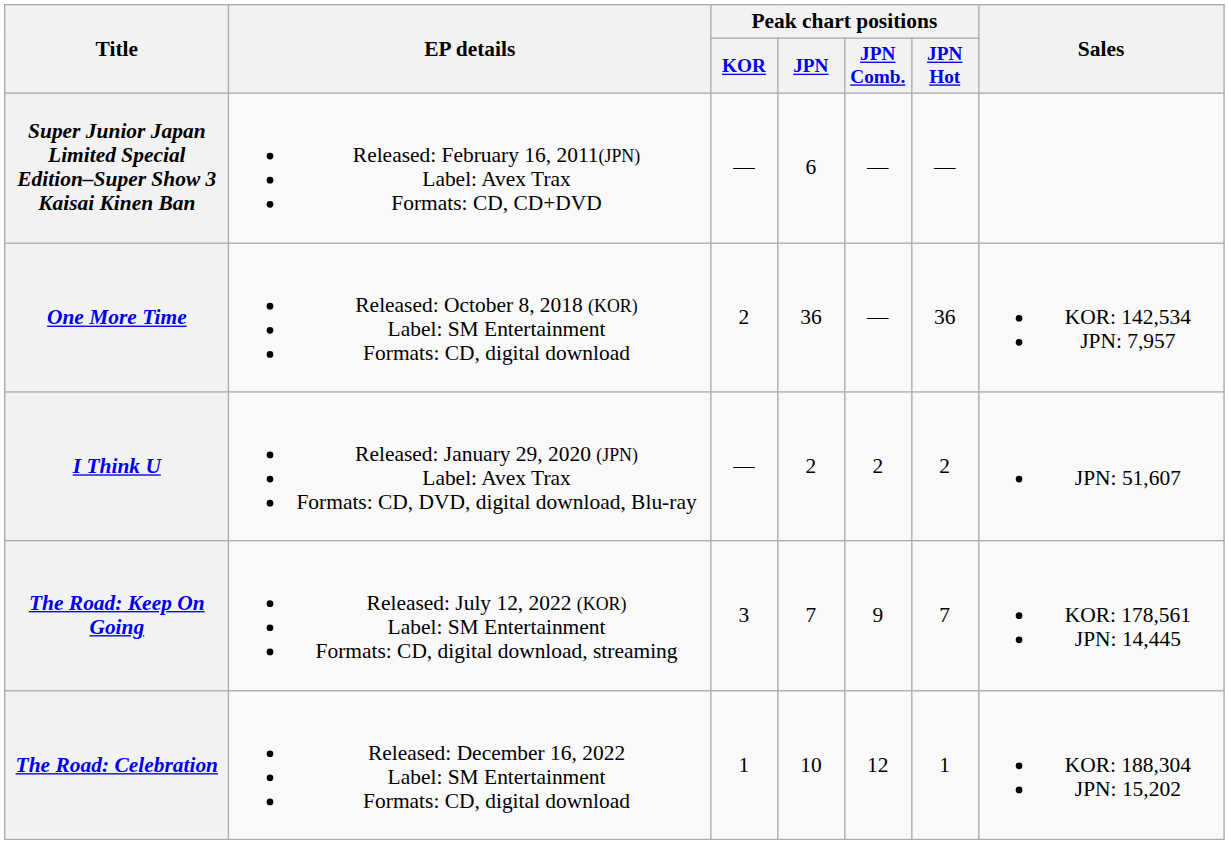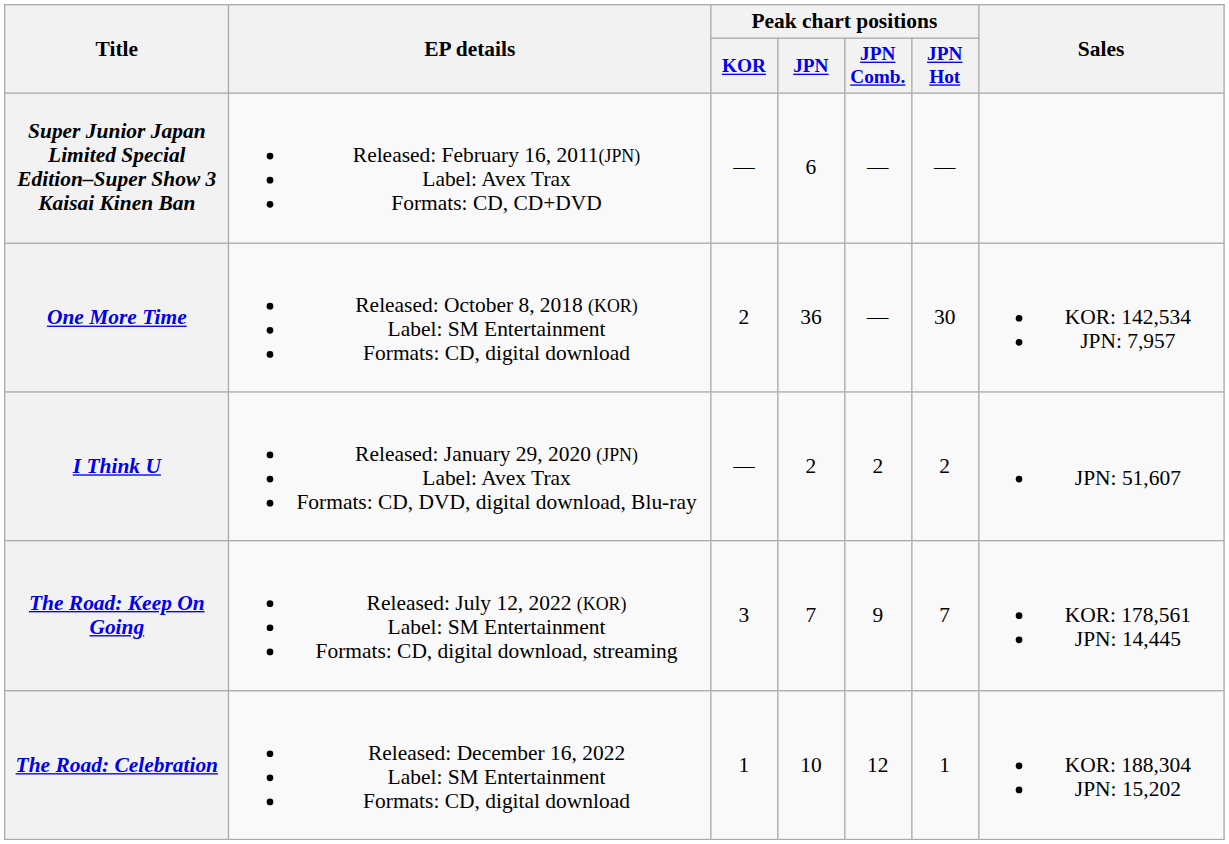(945, 316) 36 -> (945, 316) 30
